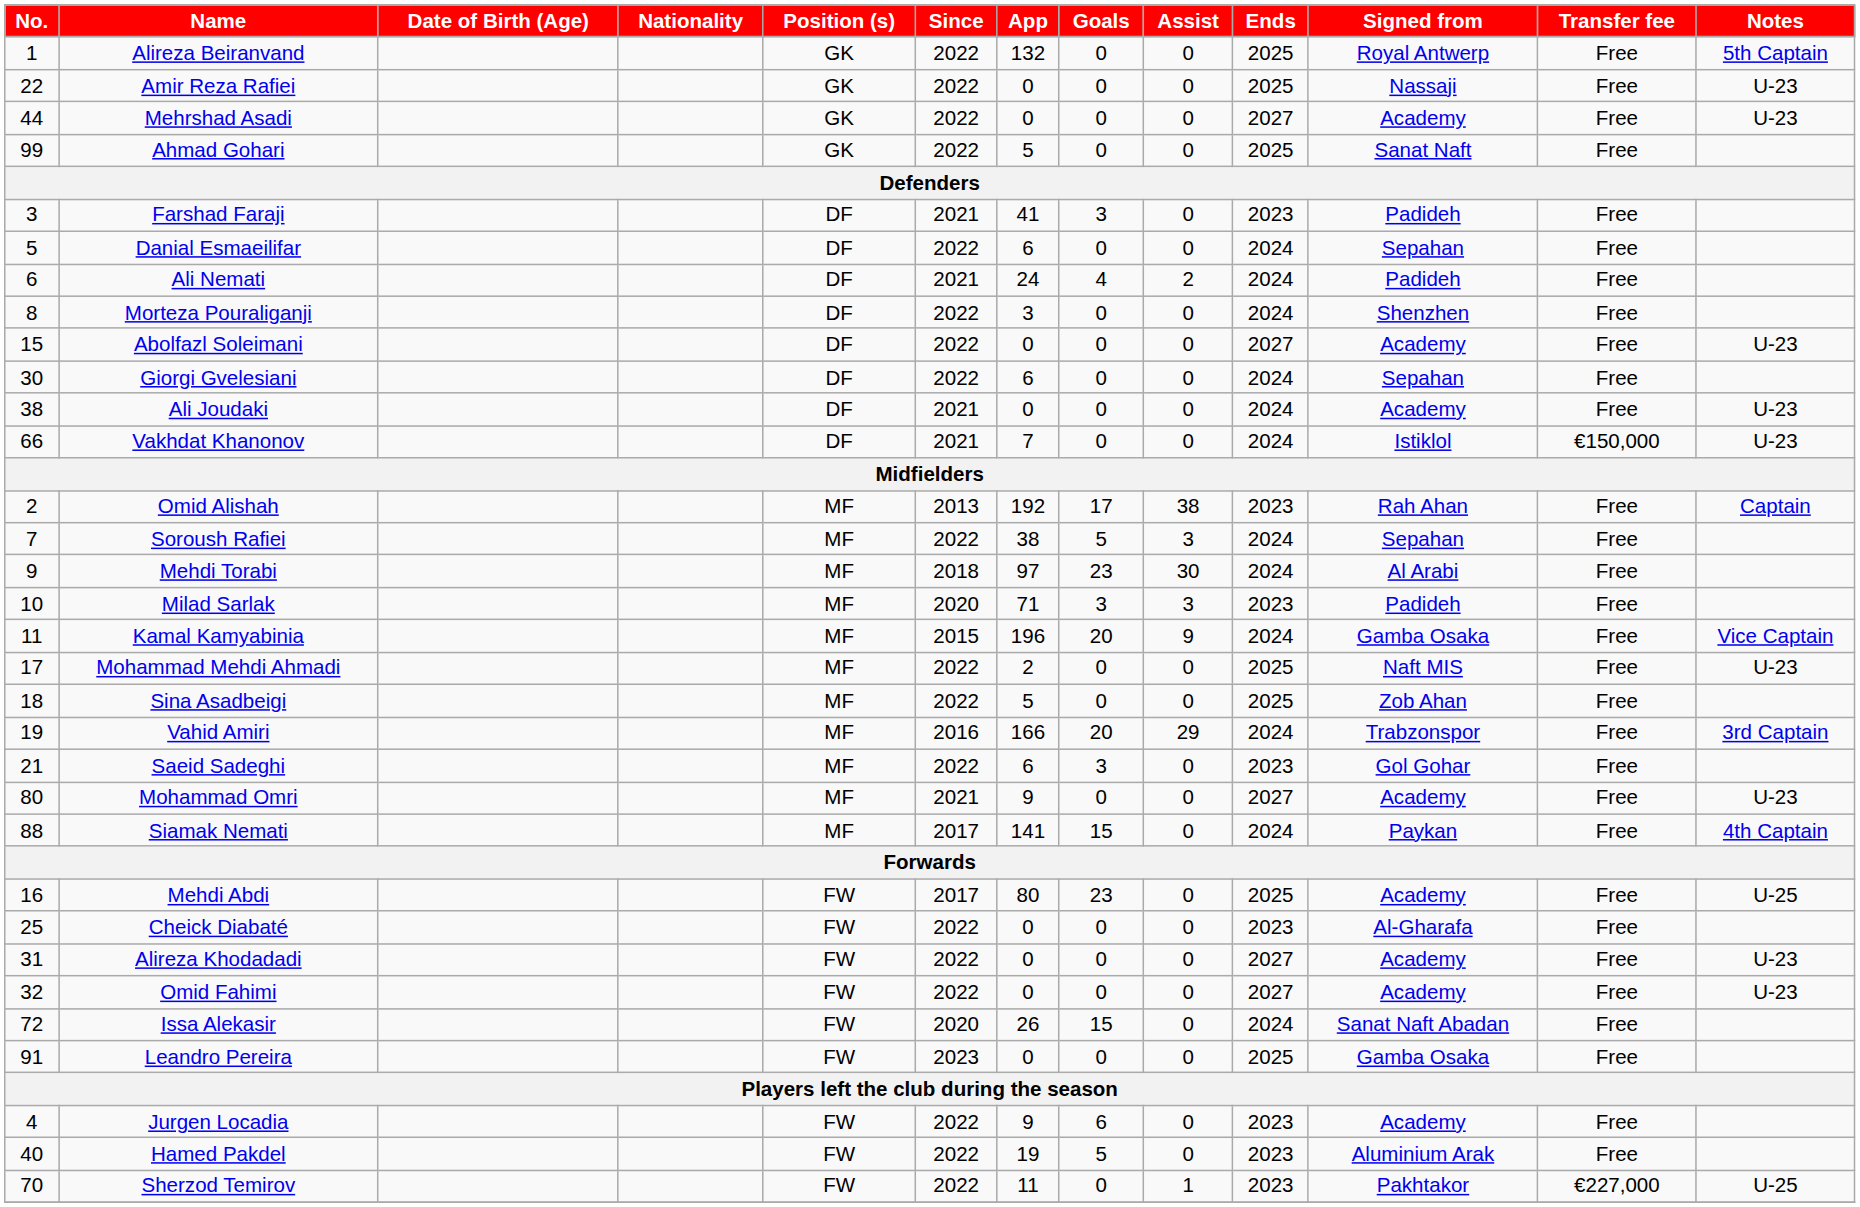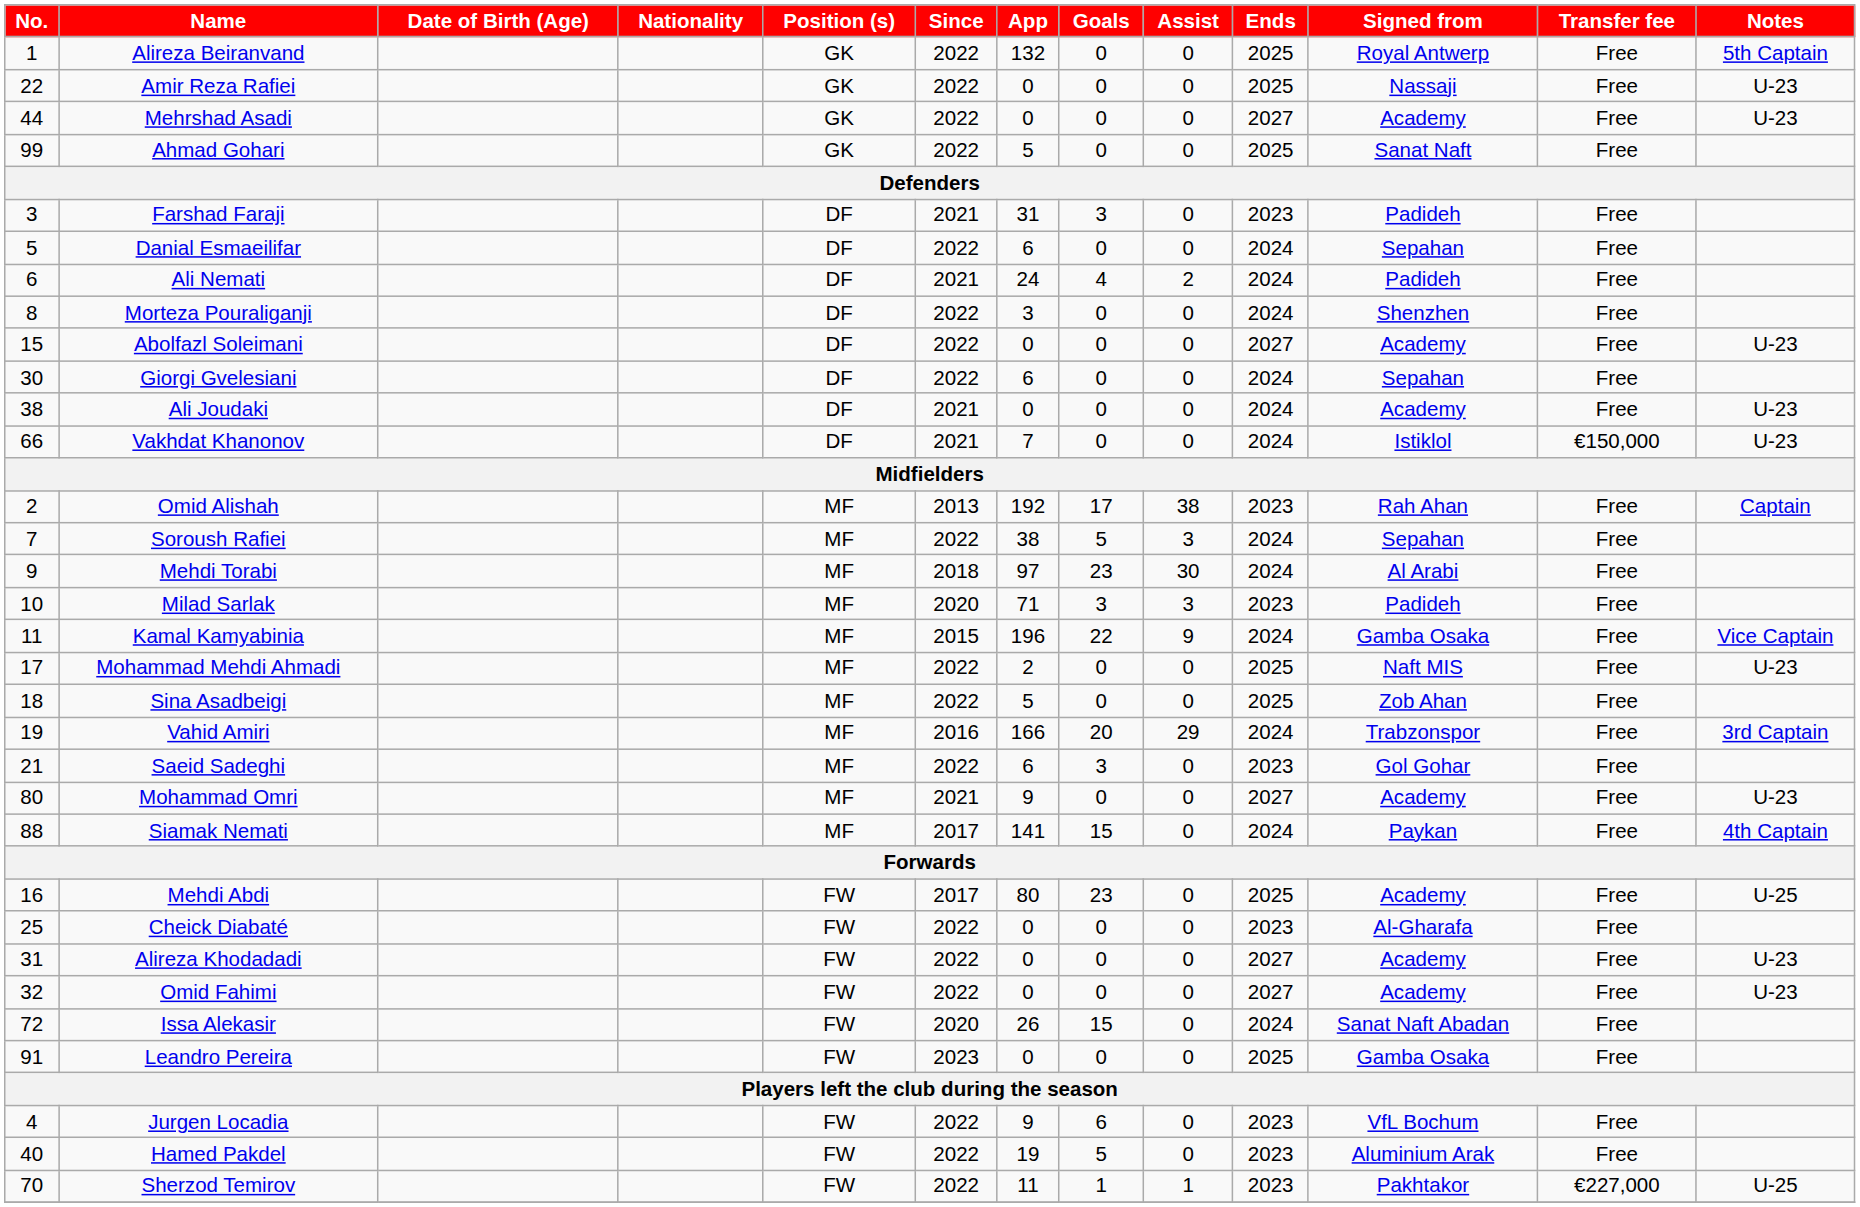(1028, 215) 41 -> (1028, 215) 31
(1101, 636) 20 -> (1101, 636) 22
(1423, 1121) Academy -> (1423, 1121) VfL Bochum
(1101, 1186) 0 -> (1101, 1186) 1
